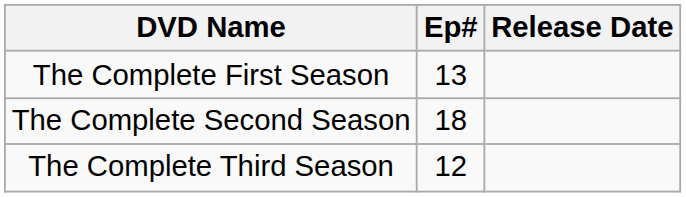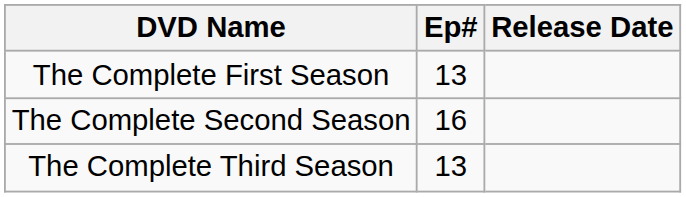(451, 120) 18 -> (451, 120) 16
(451, 167) 12 -> (451, 167) 13
